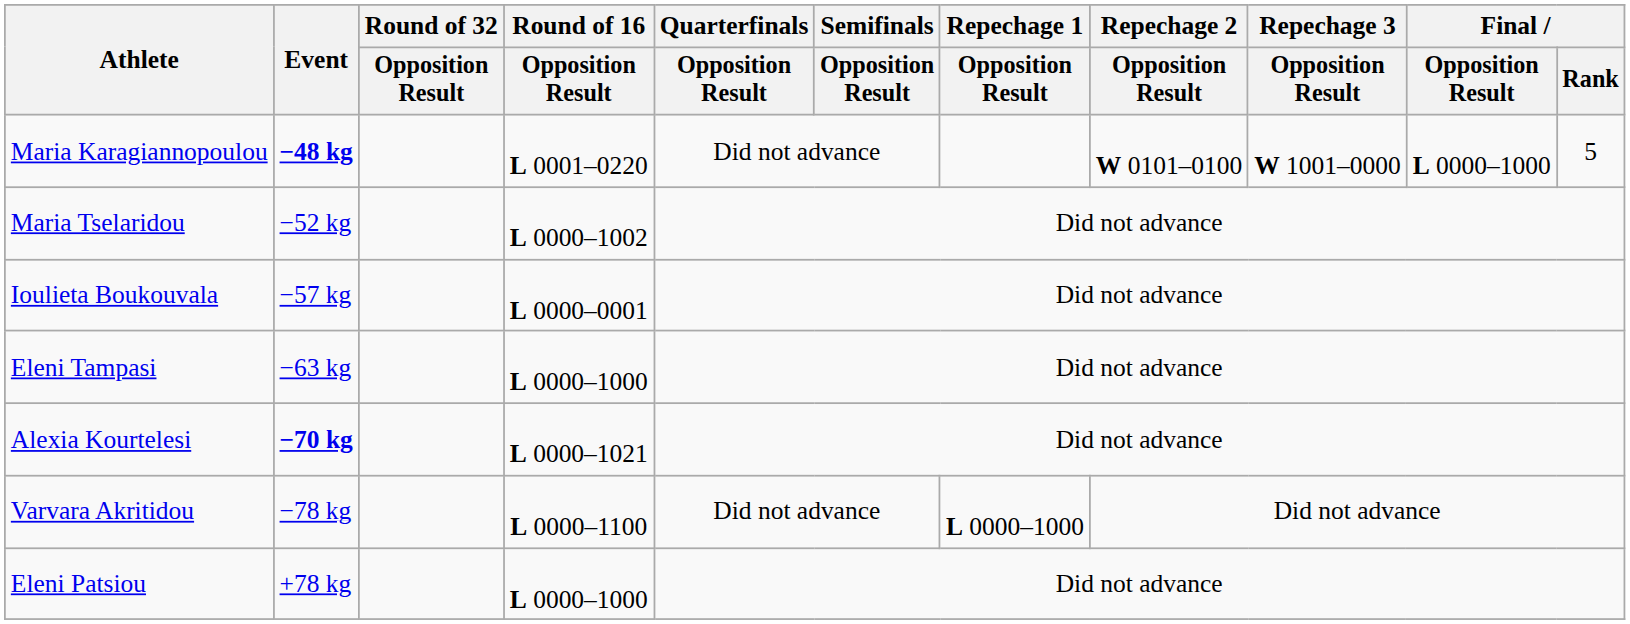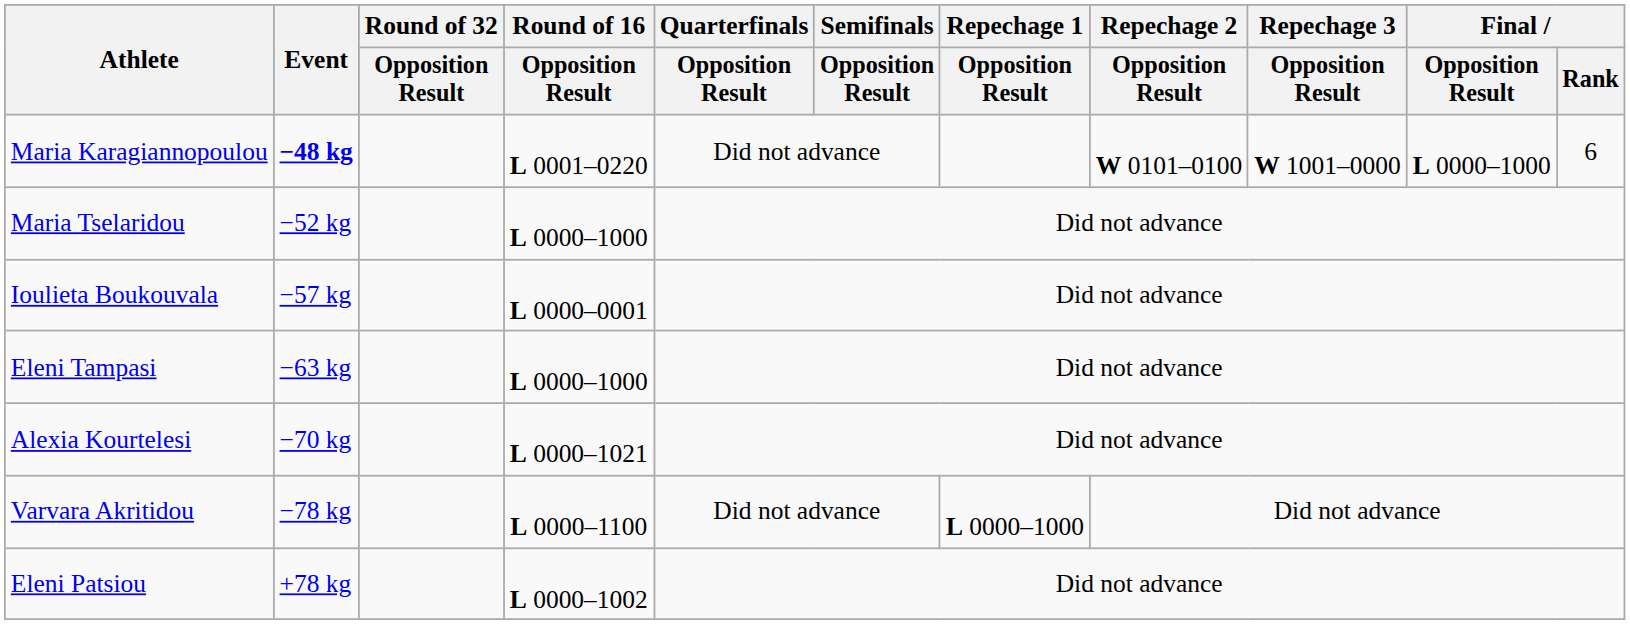(1591, 151) 5 -> (1591, 151) 6
(579, 238) L 0000–1002 -> (579, 238) L 0000–1000
(316, 439) bold -> (315, 439) normal
(579, 598) L 0000–1000 -> (579, 598) L 0000–1002
